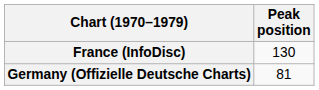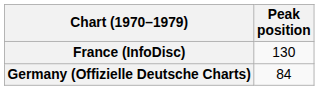(284, 74) 81 -> (284, 74) 84
